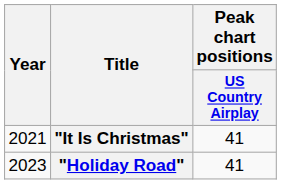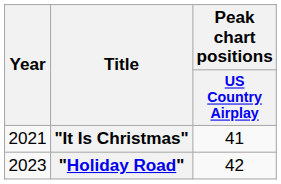(235, 165) 41 -> (235, 165) 42
